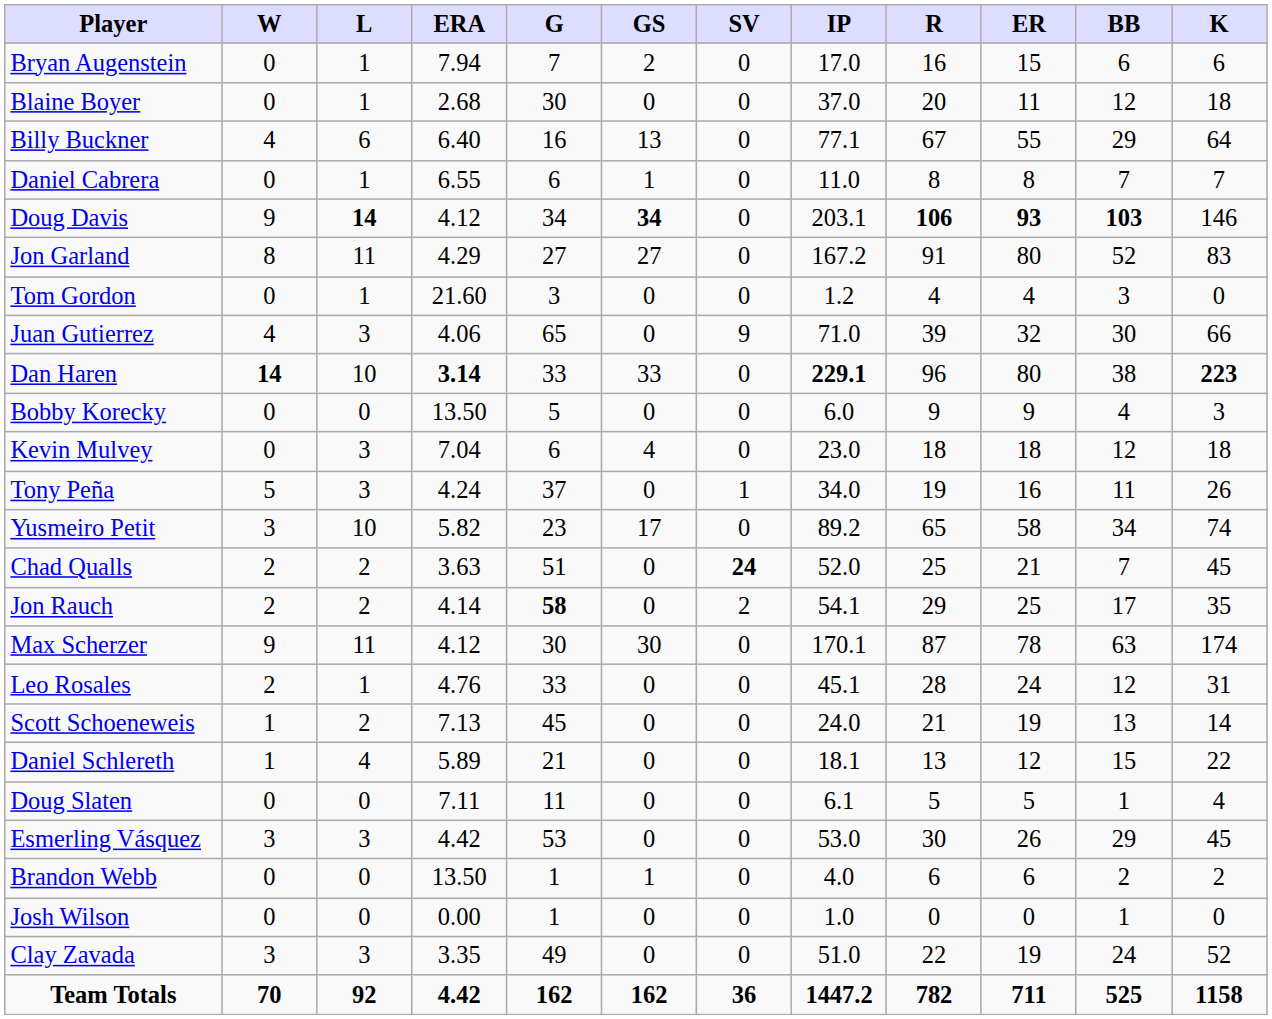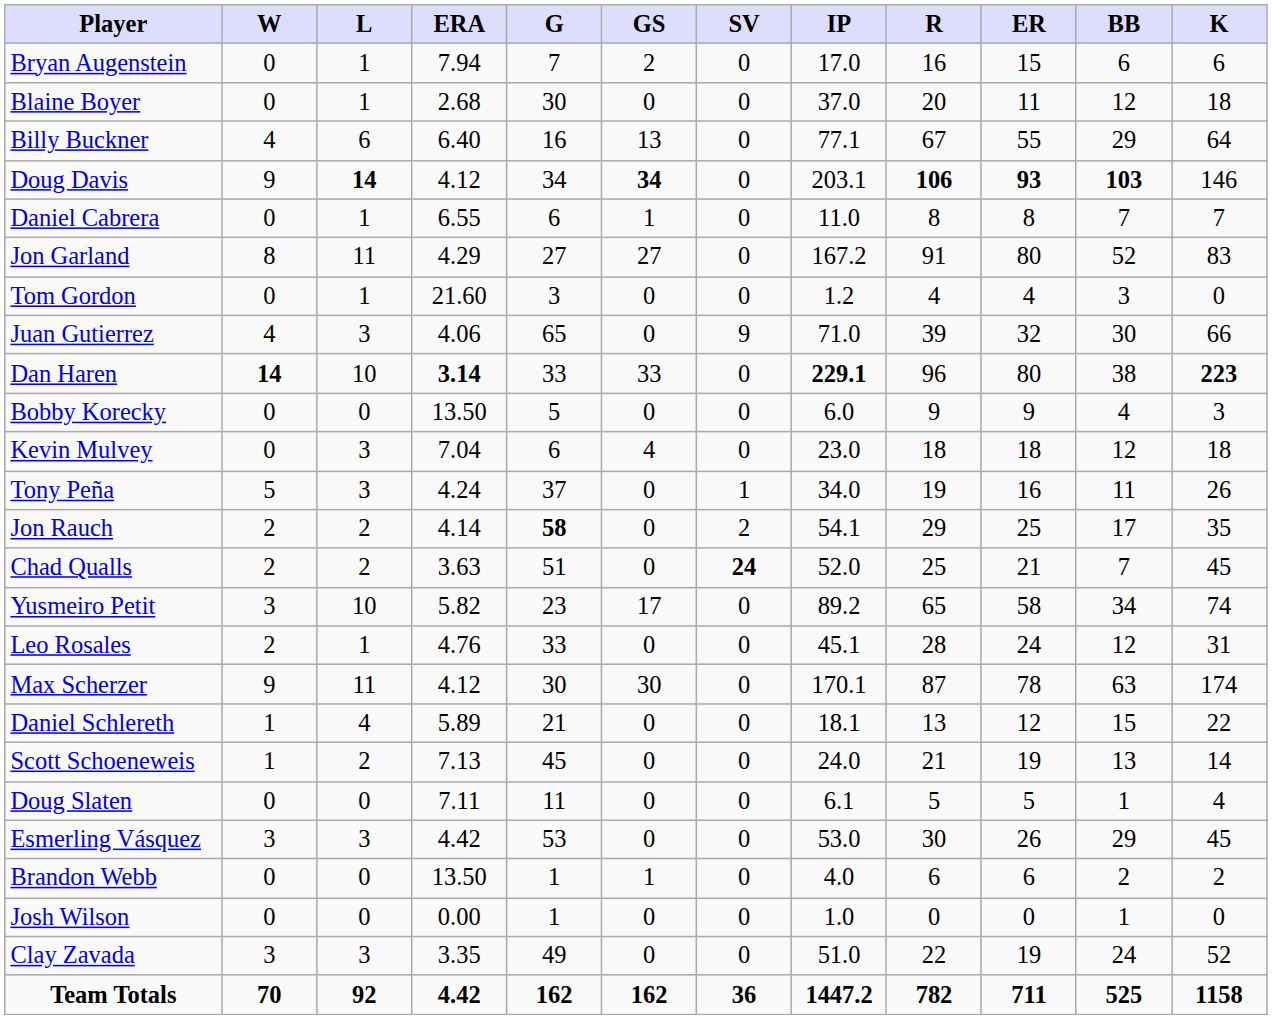rows swapped: (85, 179) <-> (69, 218)
rows swapped: (83, 528) <-> (62, 606)
rows swapped: (71, 683) <-> (79, 645)
rows swapped: (92, 761) <-> (103, 722)
